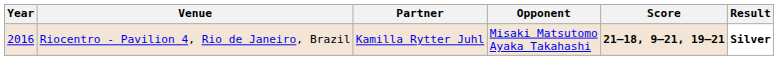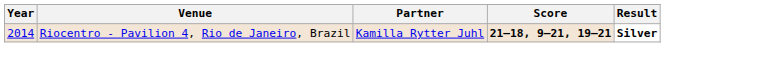- column: (544, 14)
(21, 39) 2016 -> (21, 32) 2014
